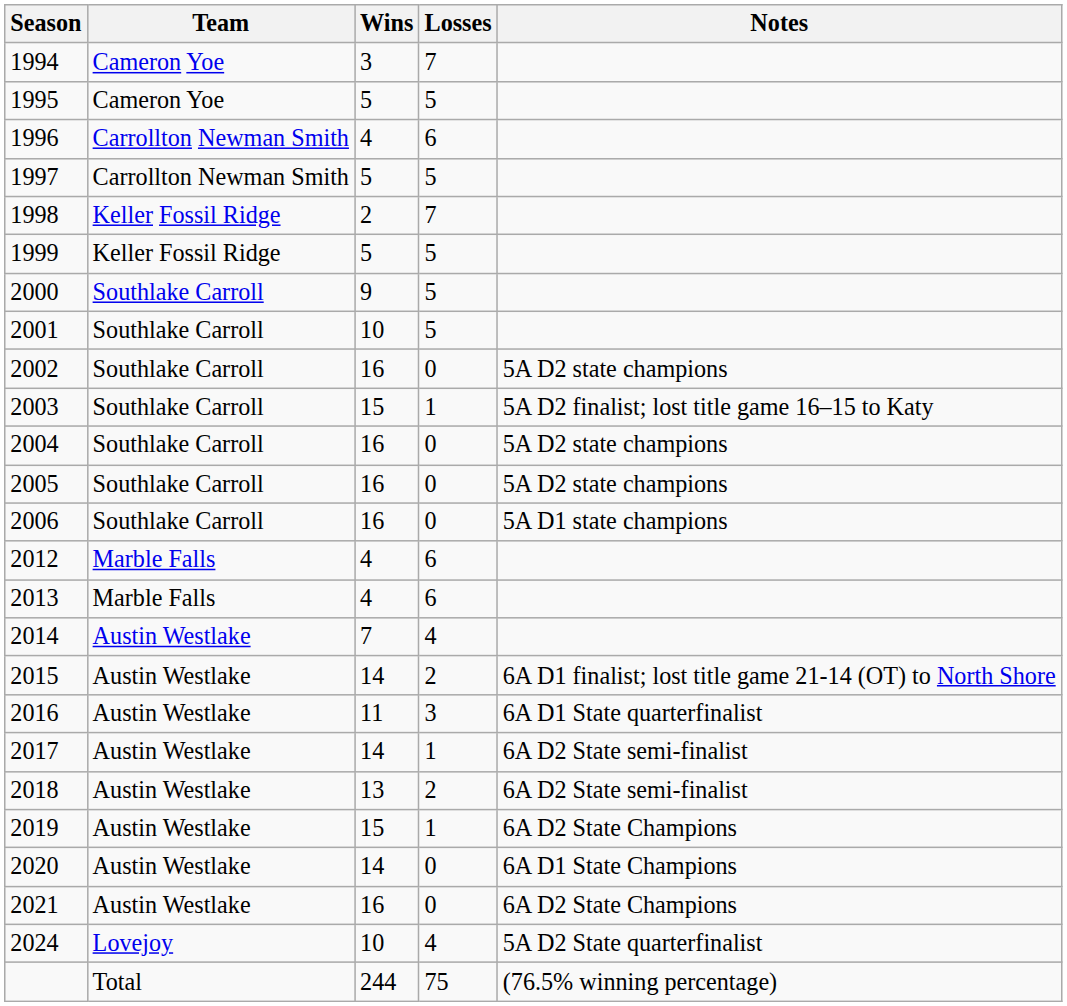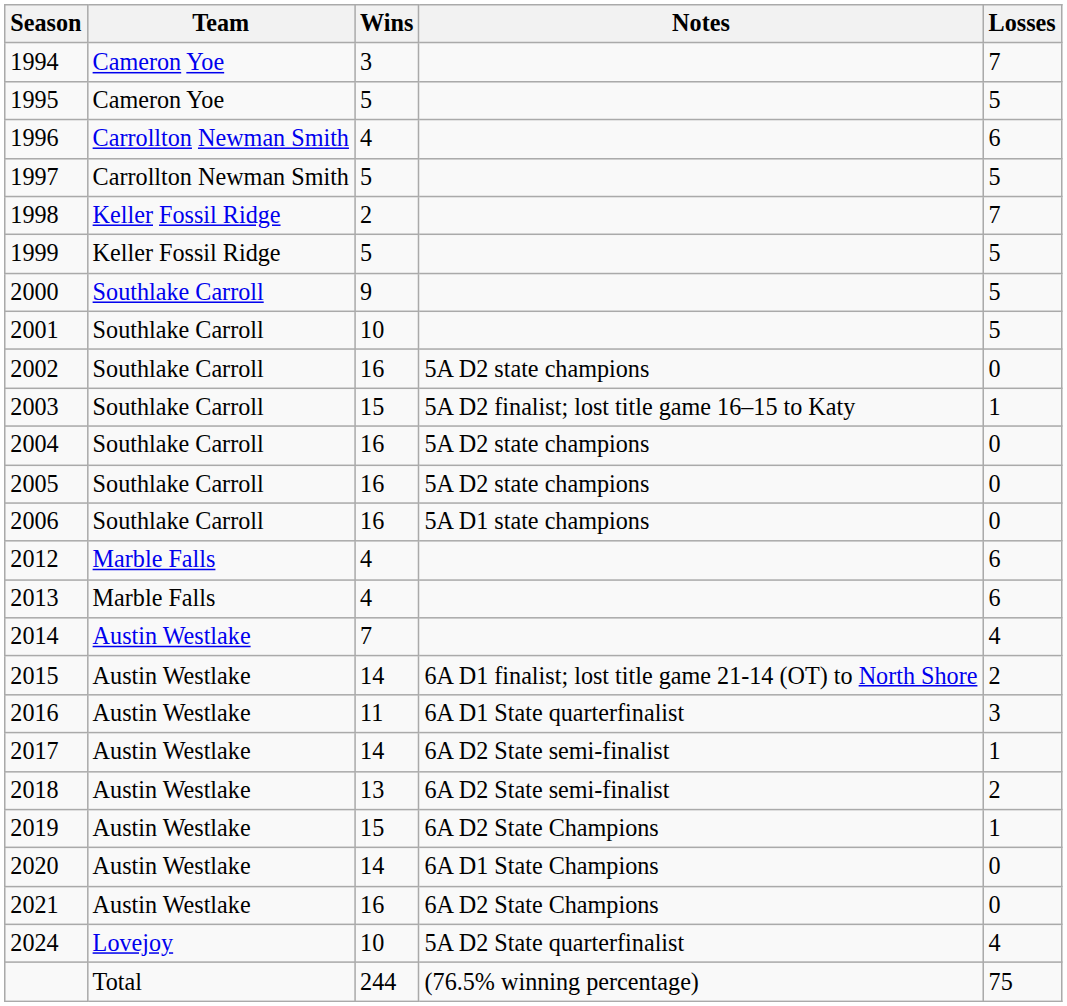columns swapped: (458, 23) <-> (779, 23)
